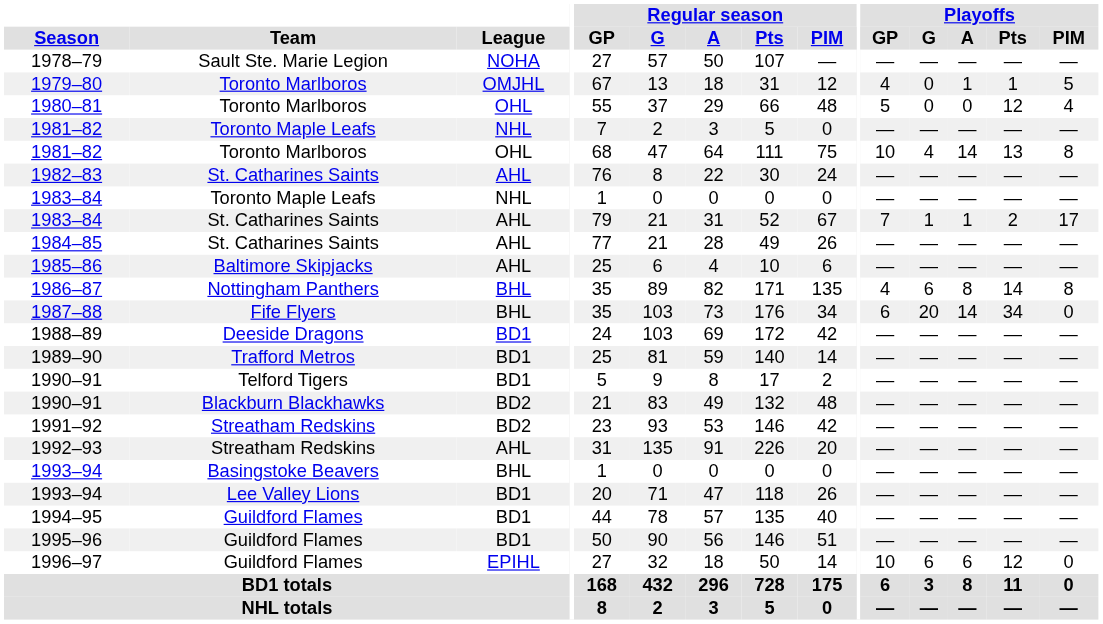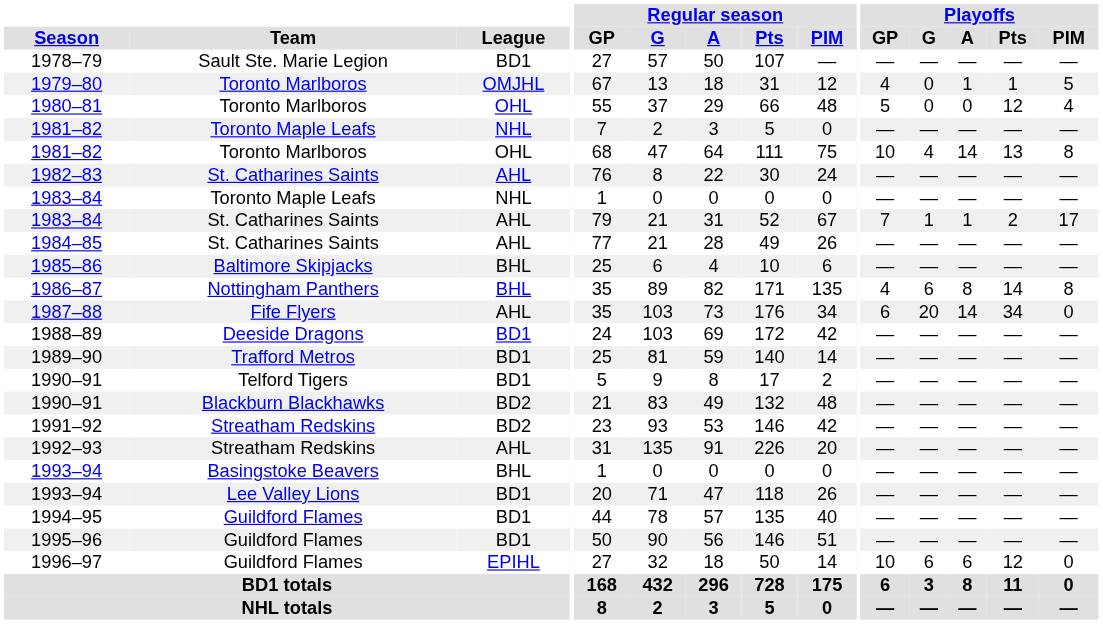(513, 60) NOHA -> (513, 60) BD1
(513, 266) AHL -> (513, 266) BHL
(513, 311) BHL -> (513, 311) AHL
